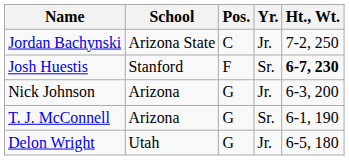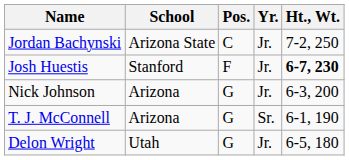(266, 67) Sr. -> (265, 67) Jr.
